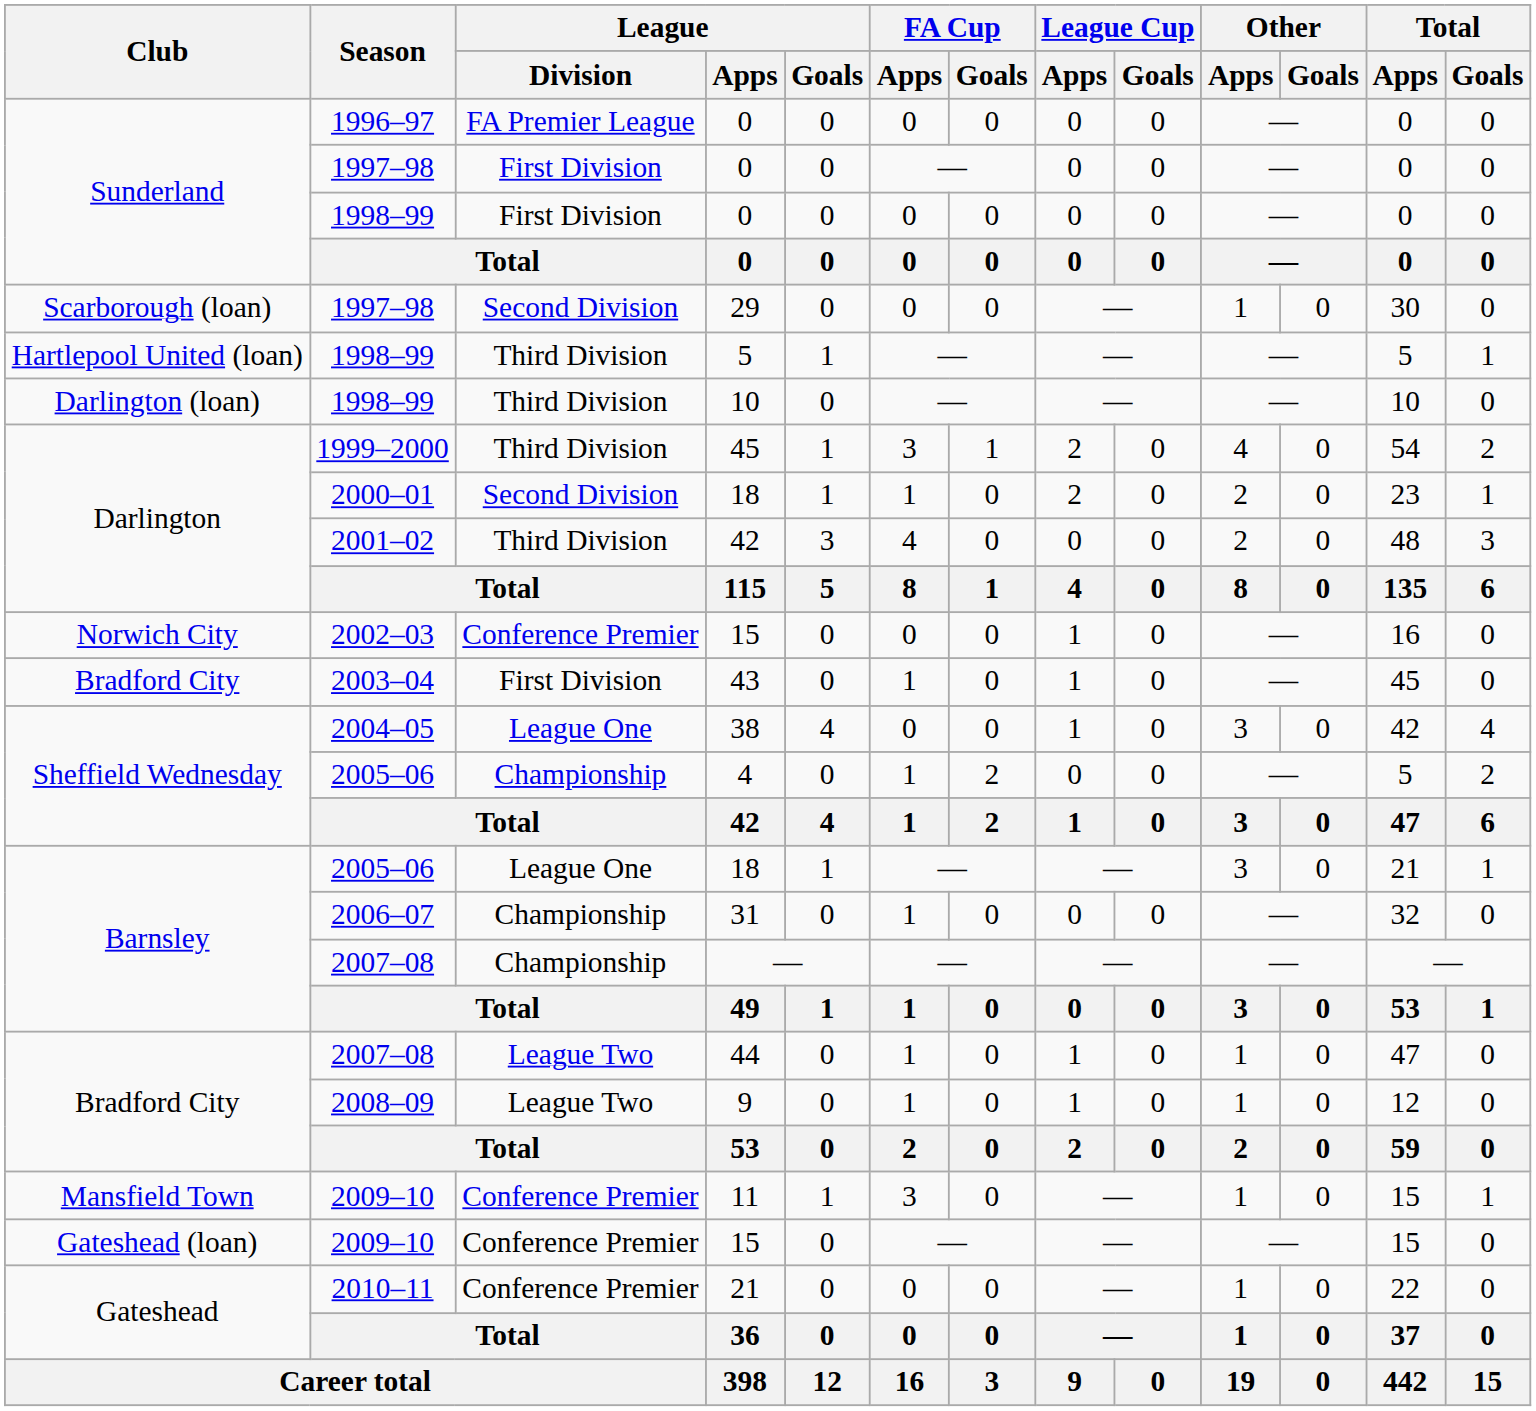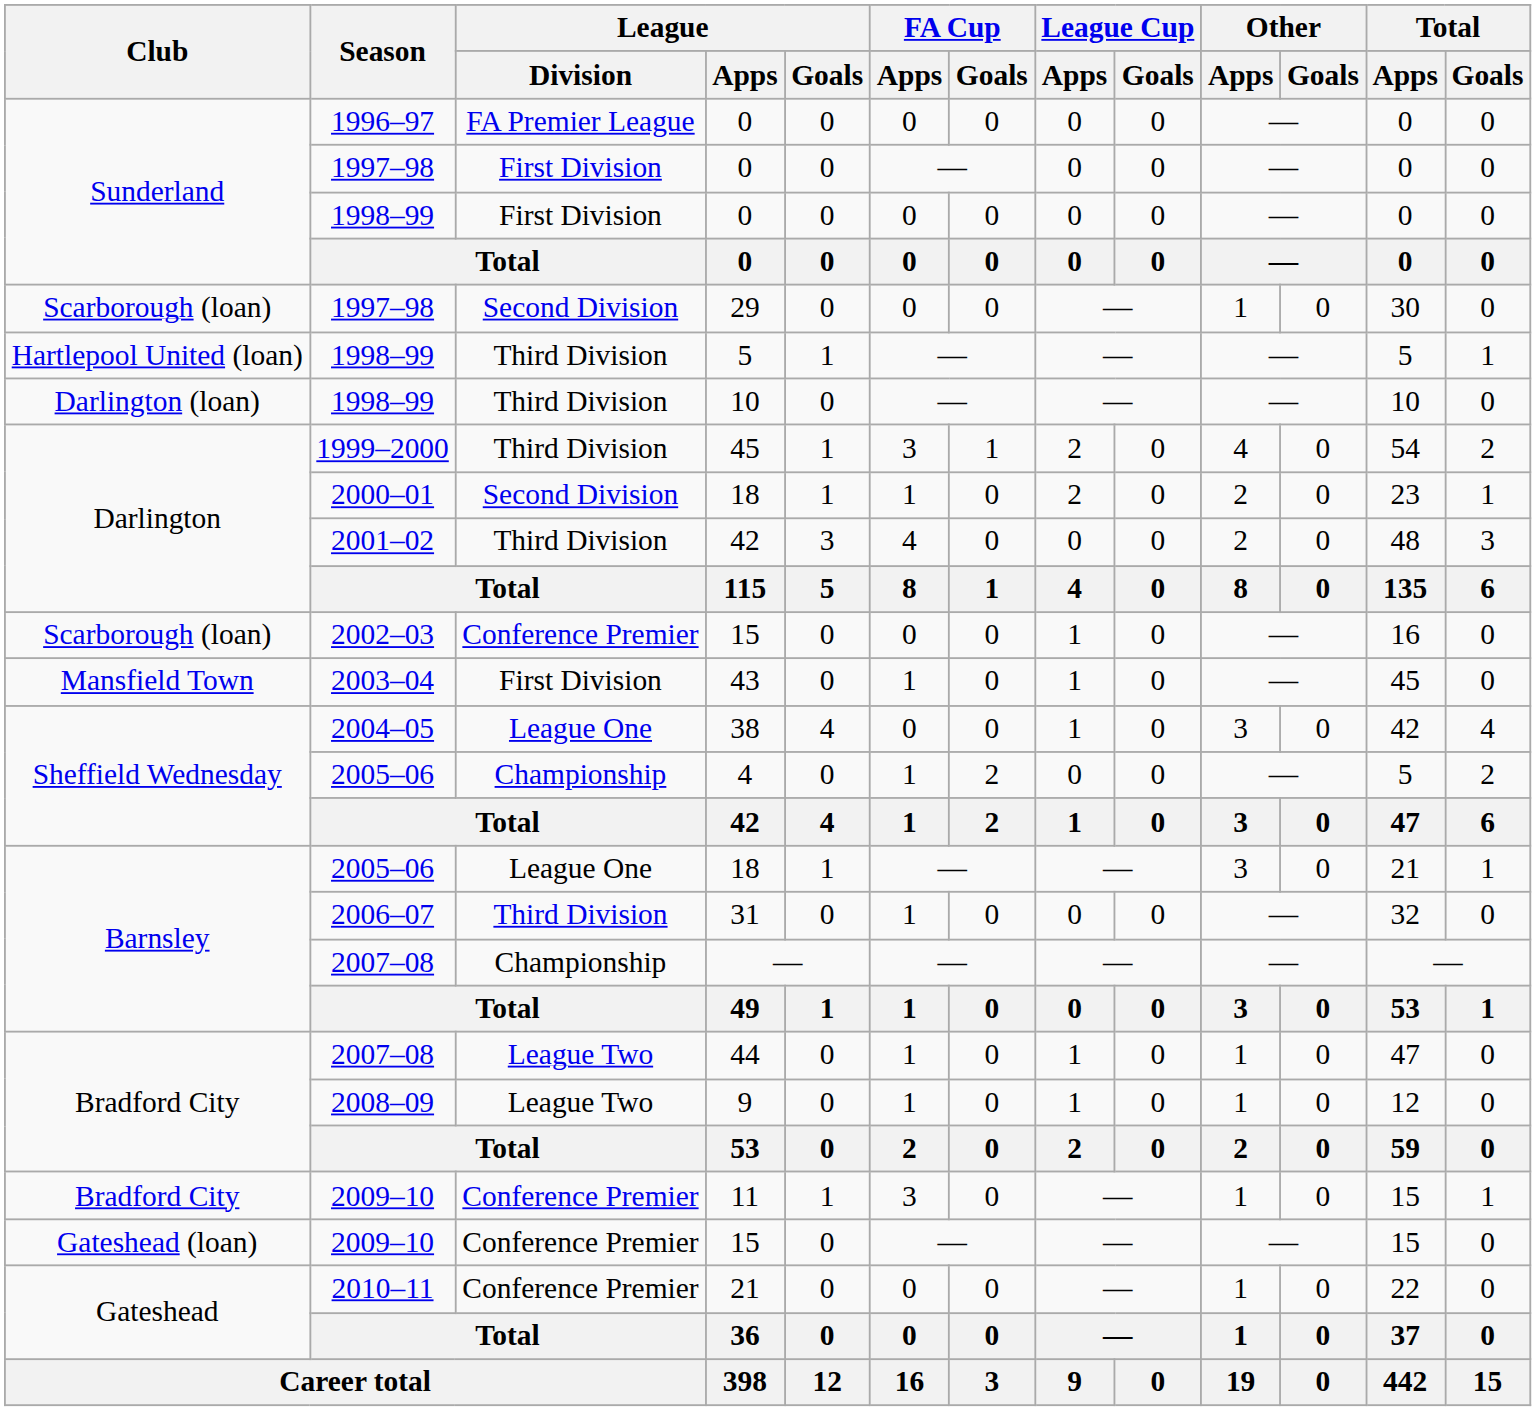(157, 634) Norwich City -> (157, 634) Scarborough (loan)
(157, 681) Bradford City -> (157, 681) Mansfield Town
(580, 914) Championship -> (580, 914) Third Division
(157, 1195) Mansfield Town -> (157, 1195) Bradford City
